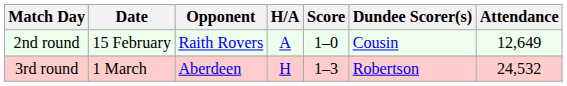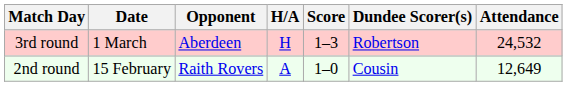rows swapped: (47, 42) <-> (47, 68)
